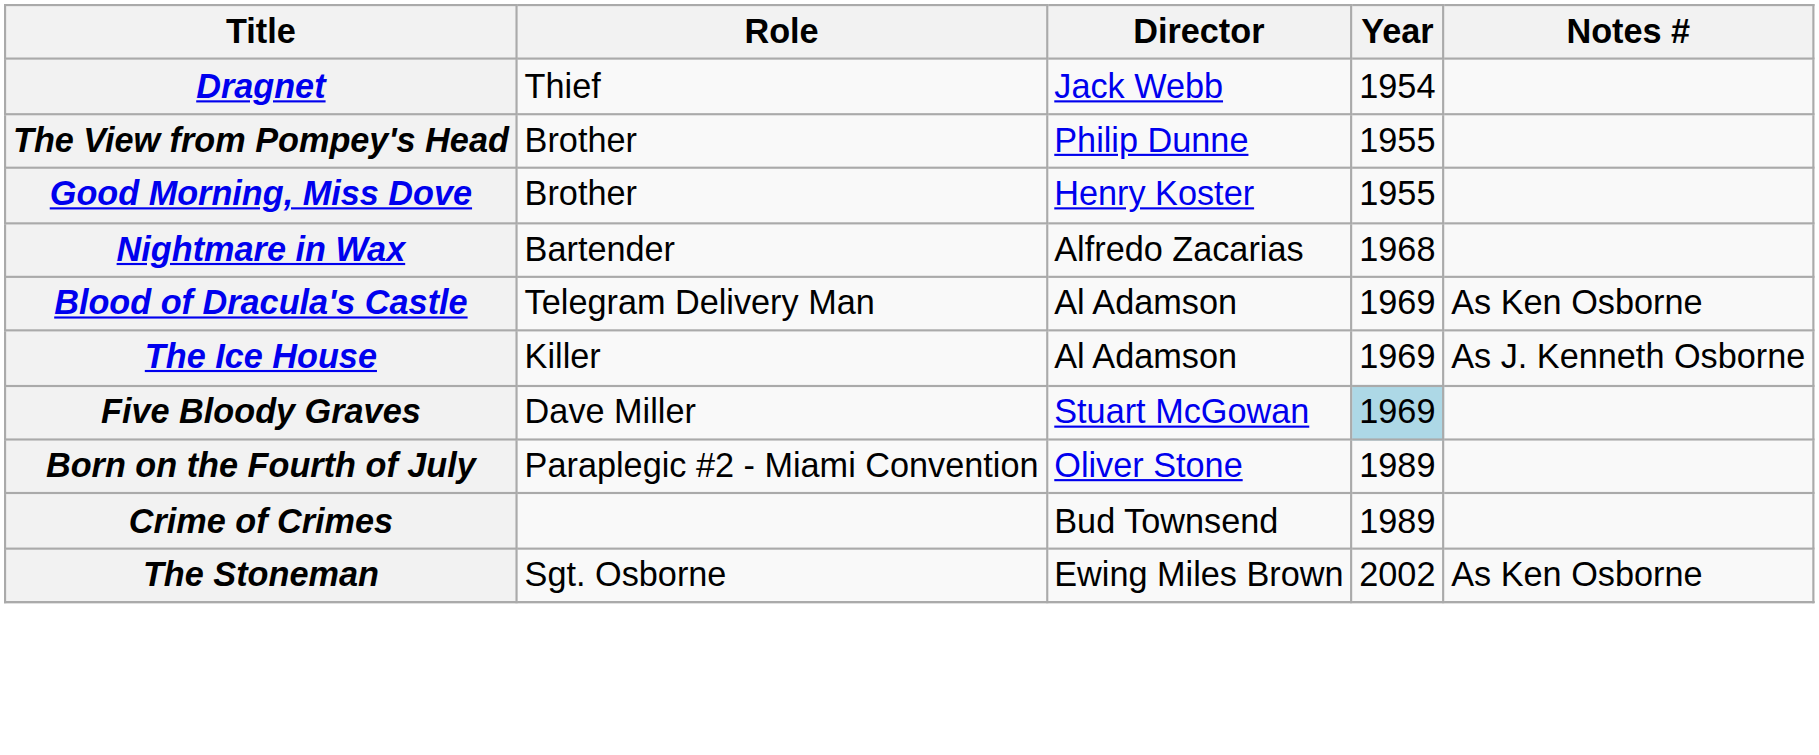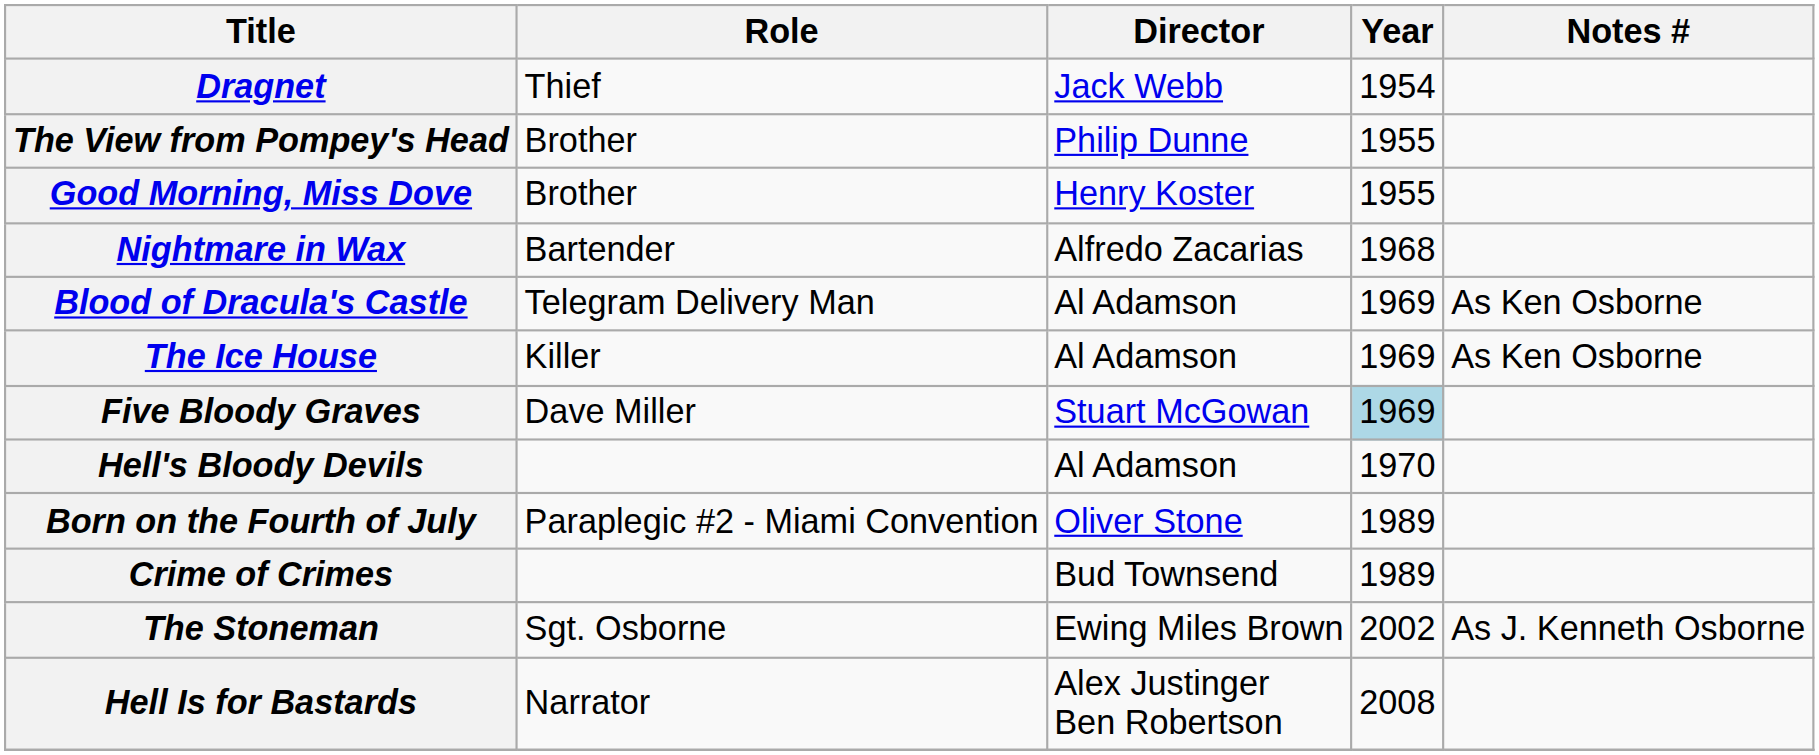(1628, 357) As J. Kenneth Osborne -> (1577, 357) As Ken Osborne
+ row: (261, 466)
(1577, 574) As Ken Osborne -> (1628, 628) As J. Kenneth Osborne
+ row: (261, 702)
